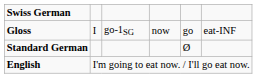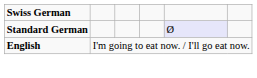- row: (19, 30)
(187, 48) no background -> (170, 29) lavender background
